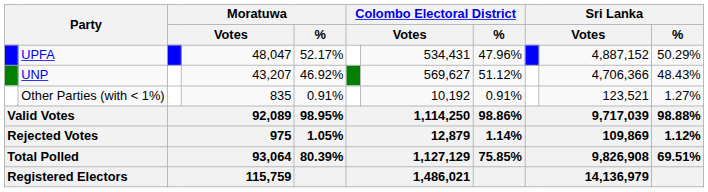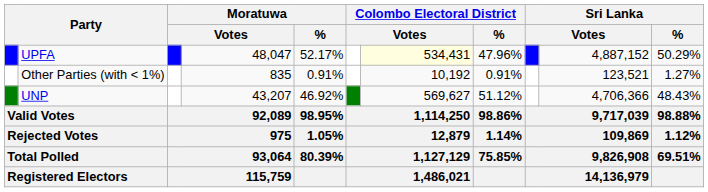(447, 55) no background -> (447, 55) lightyellow background
rows swapped: (35, 75) <-> (93, 95)
